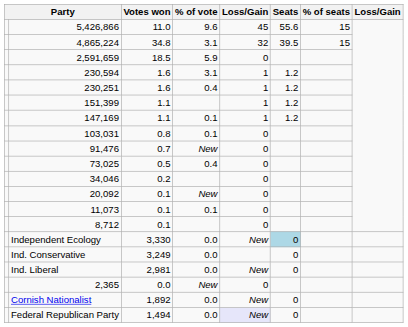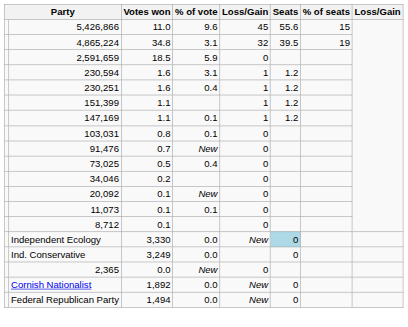(345, 42) 15 -> (345, 42) 19
- row: (35, 270)
(259, 315) lavender background -> (259, 300) no background
